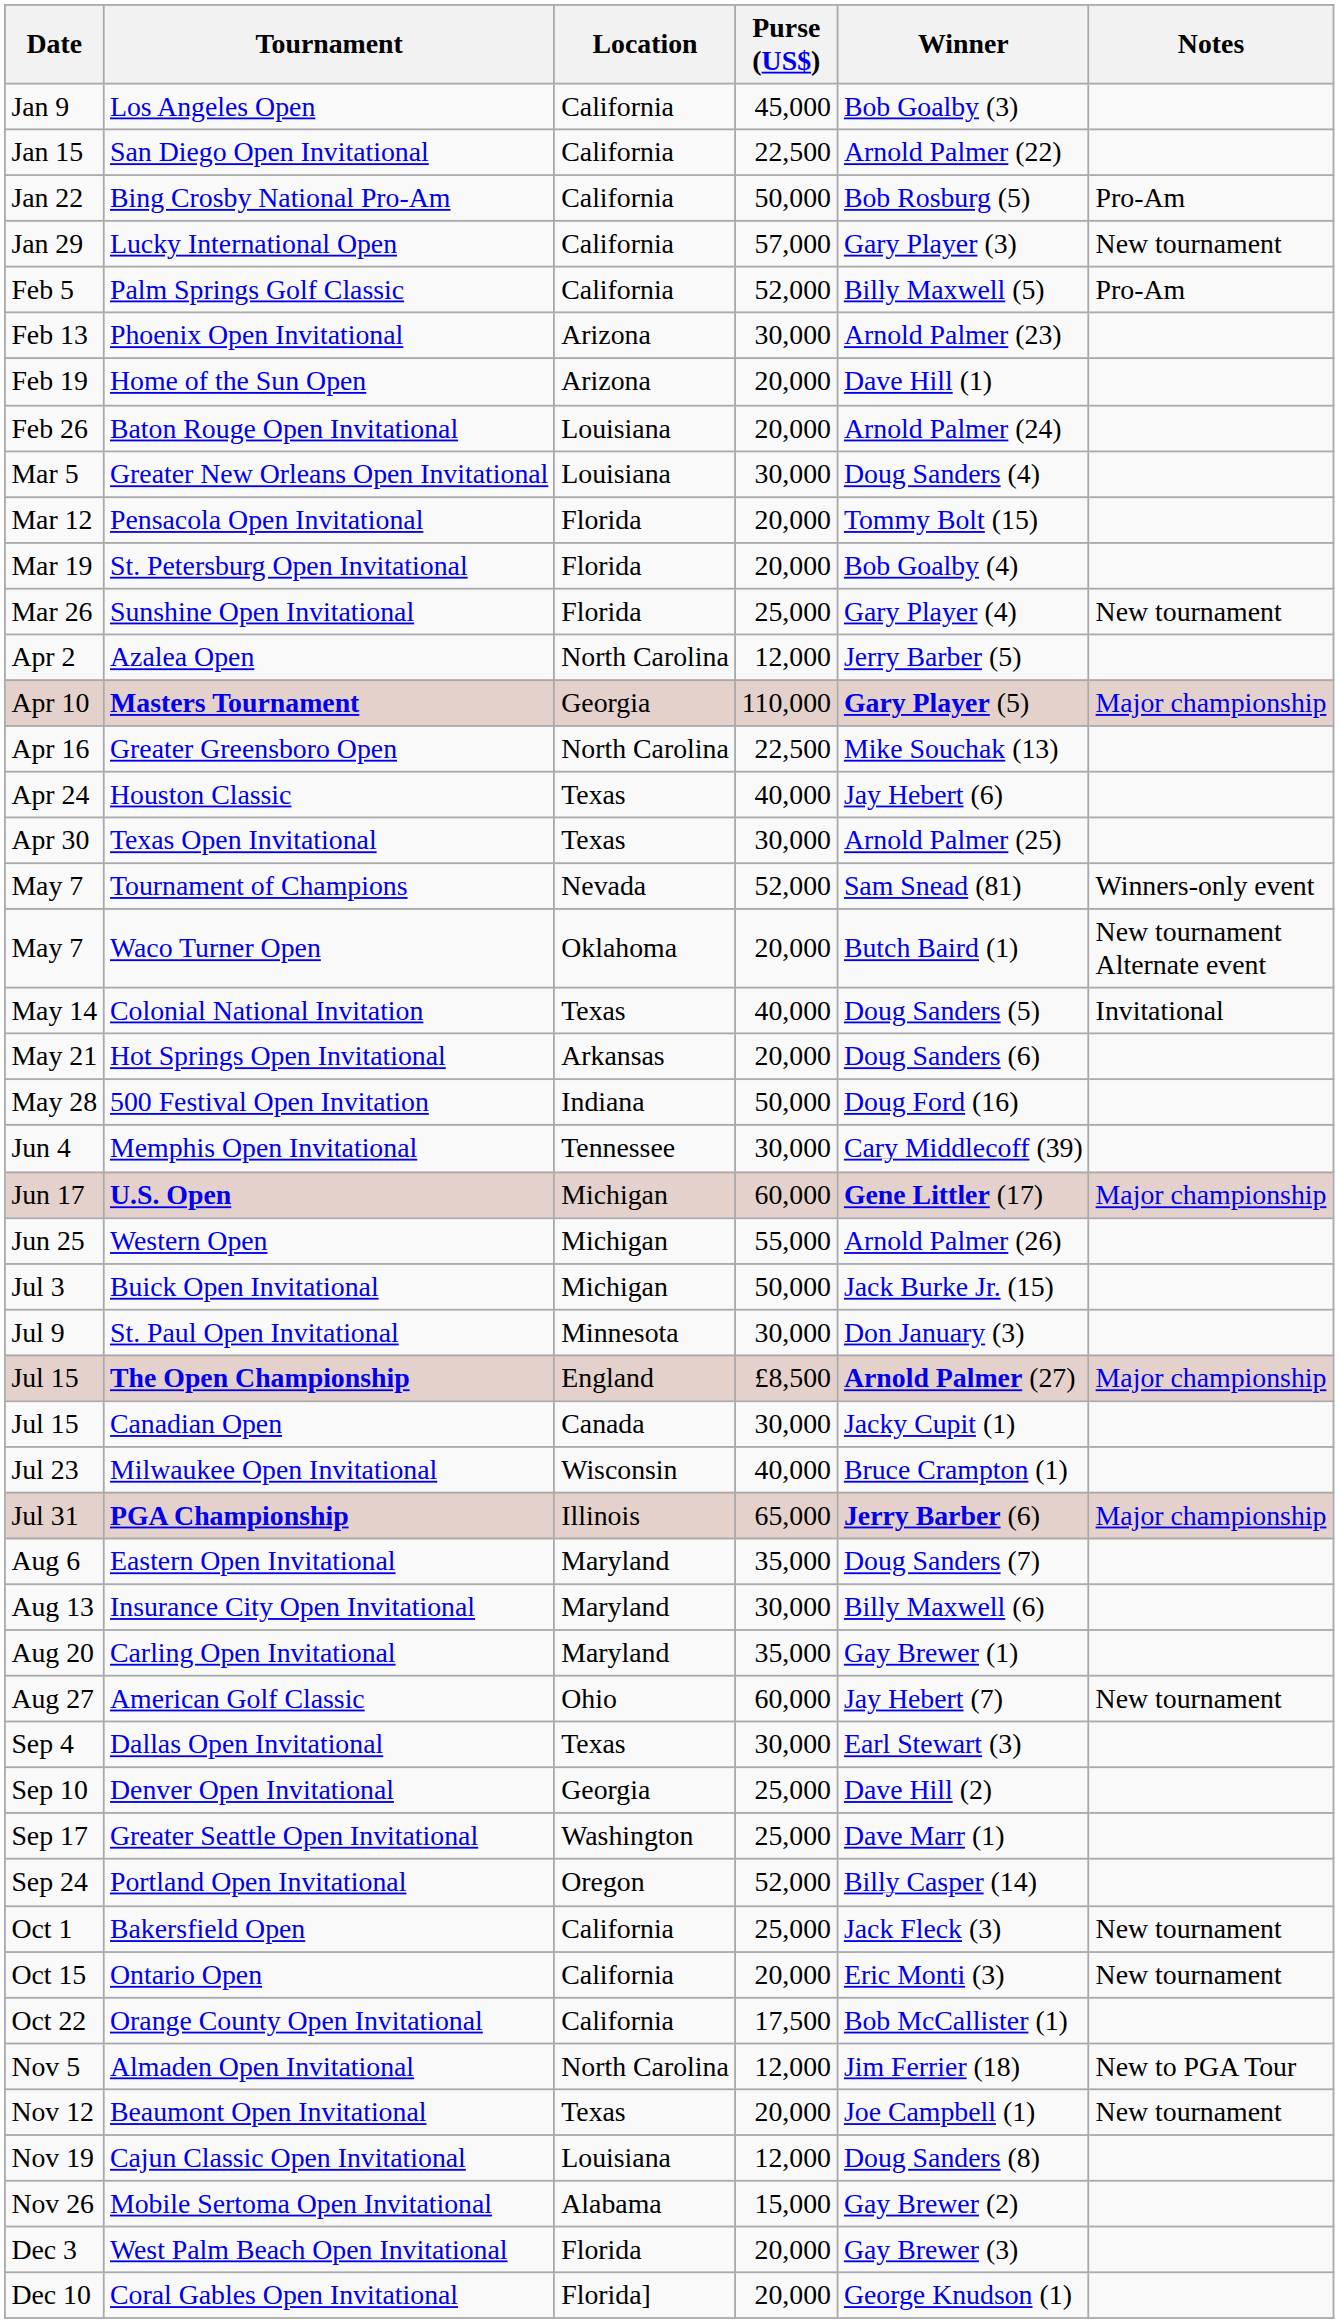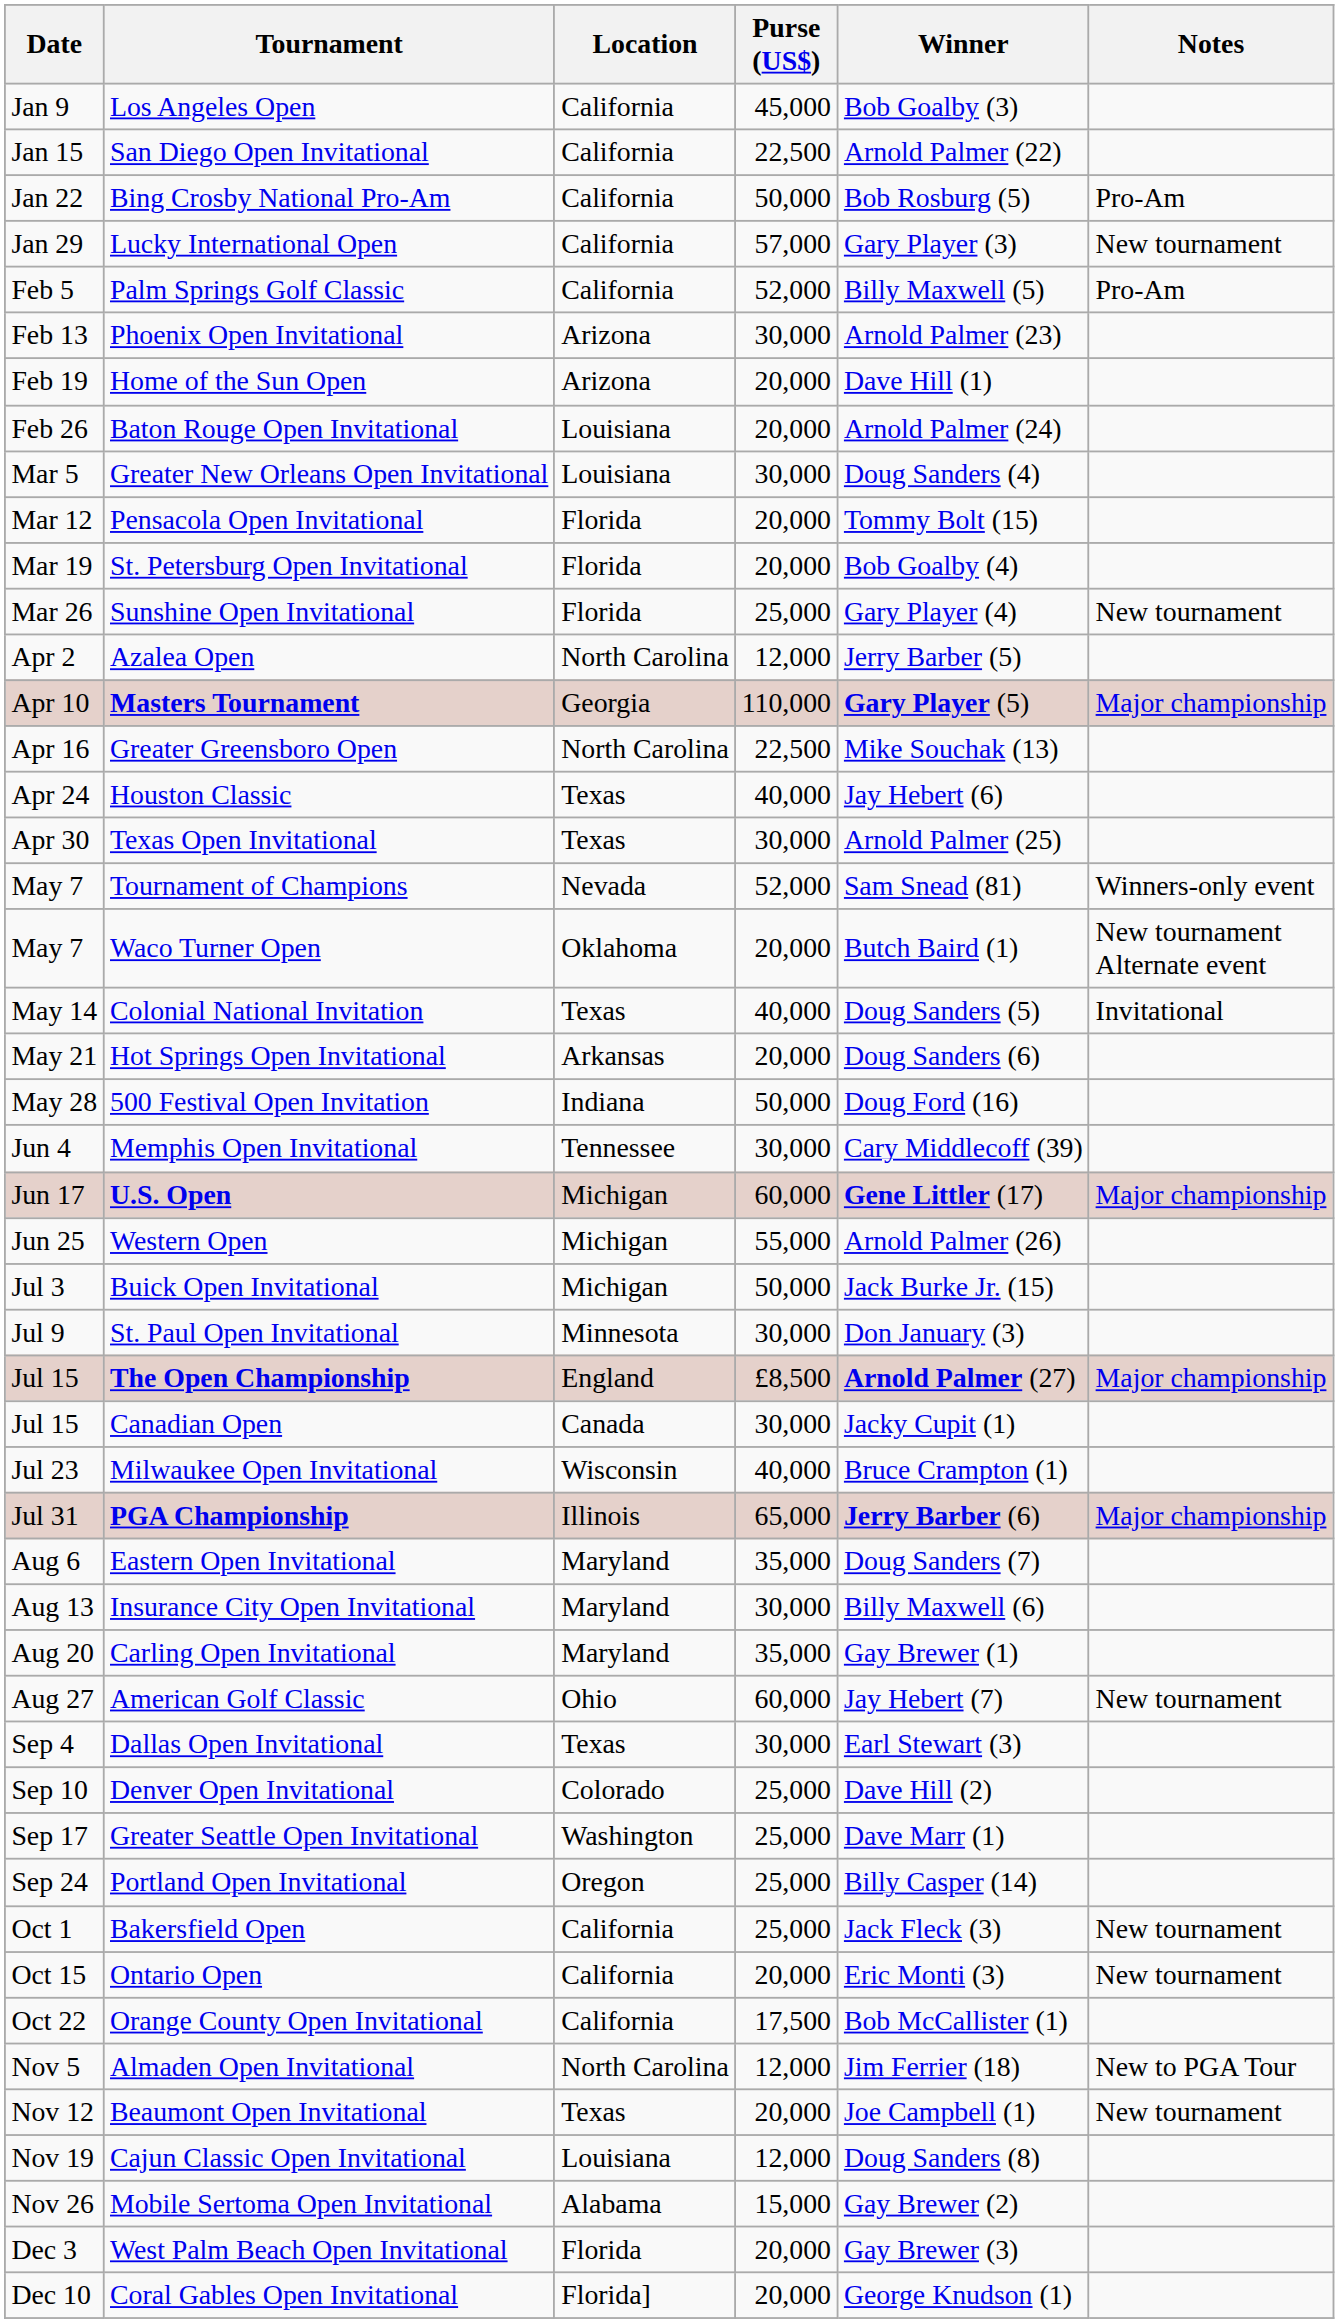(606, 1790) Georgia -> (613, 1790) Colorado
(793, 1882) 52,000 -> (793, 1882) 25,000
